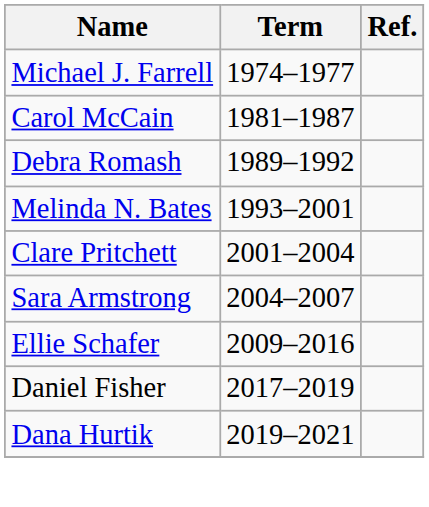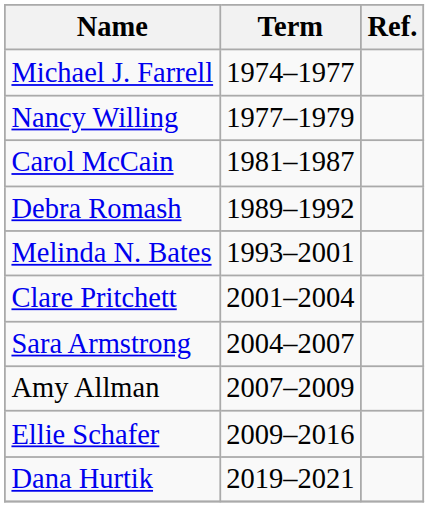+ row: (95, 117)
+ row: (85, 388)
- row: (89, 388)
